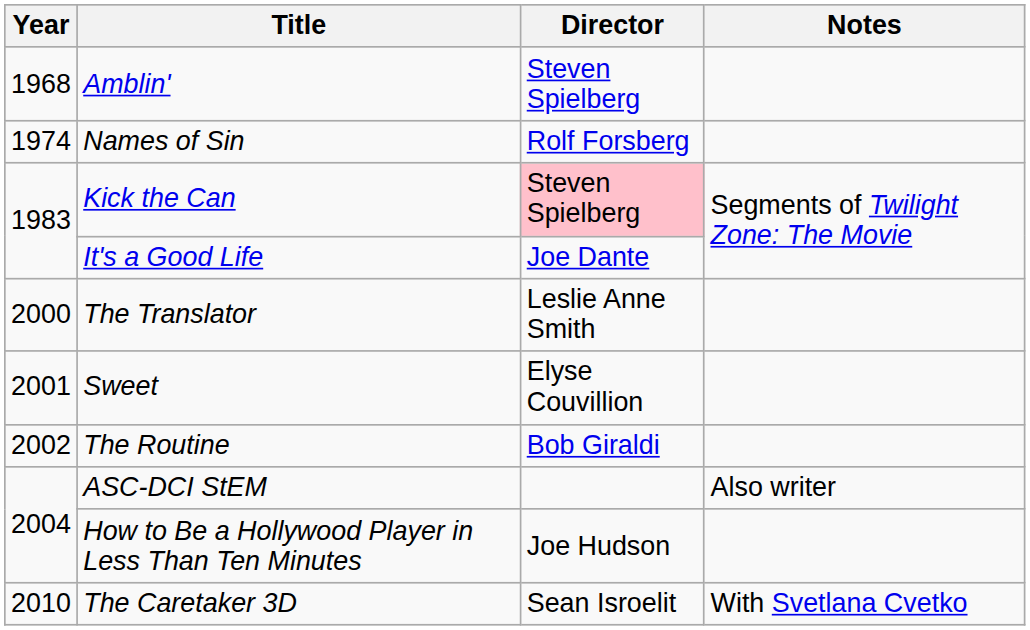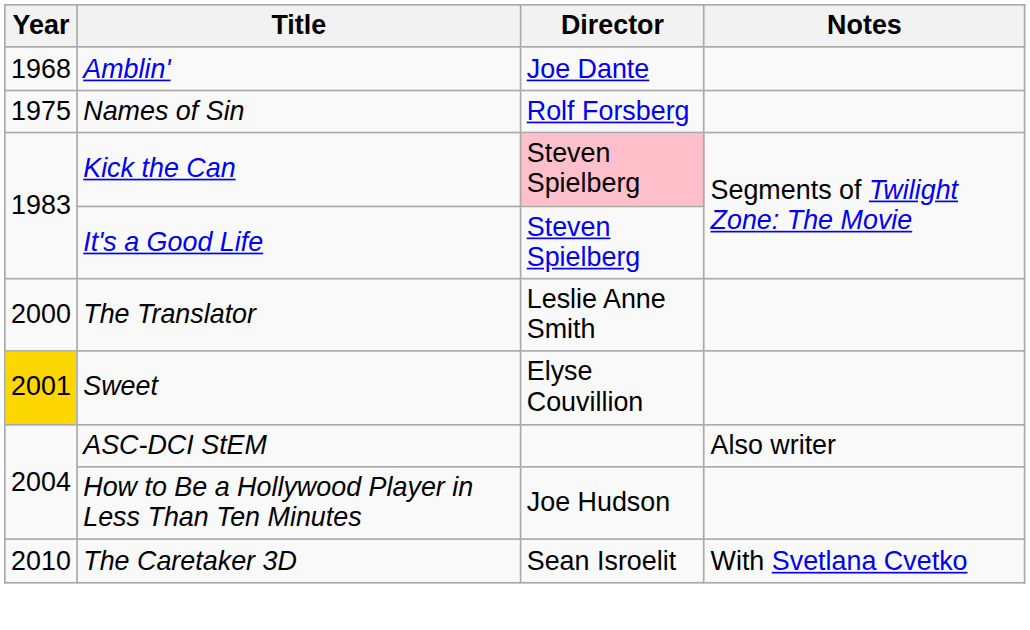(584, 83) Steven Spielberg -> (588, 68) Joe Dante
(41, 141) 1974 -> (41, 111) 1975
(588, 256) Joe Dante -> (584, 241) Steven Spielberg
(41, 387) no background -> (41, 387) gold background
- row: (156, 445)
